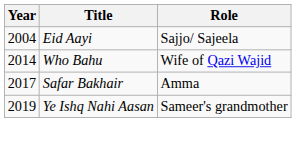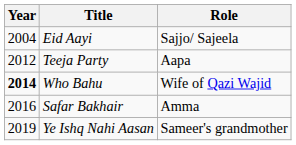+ row: (76, 60)
(22, 60) normal -> (22, 83) bold
(22, 83) 2017 -> (22, 106) 2016
